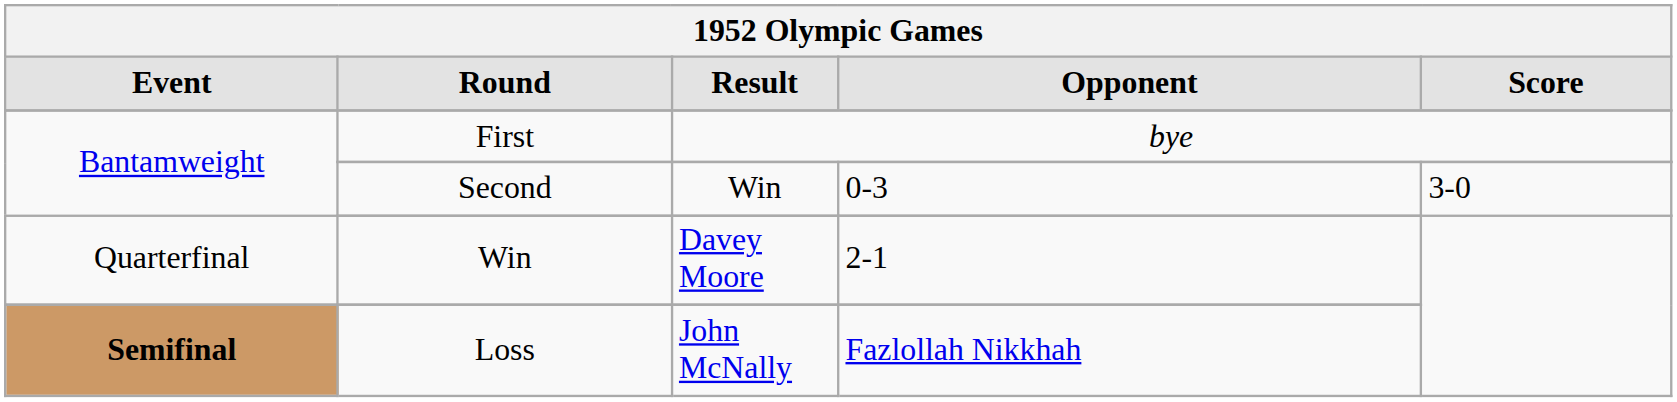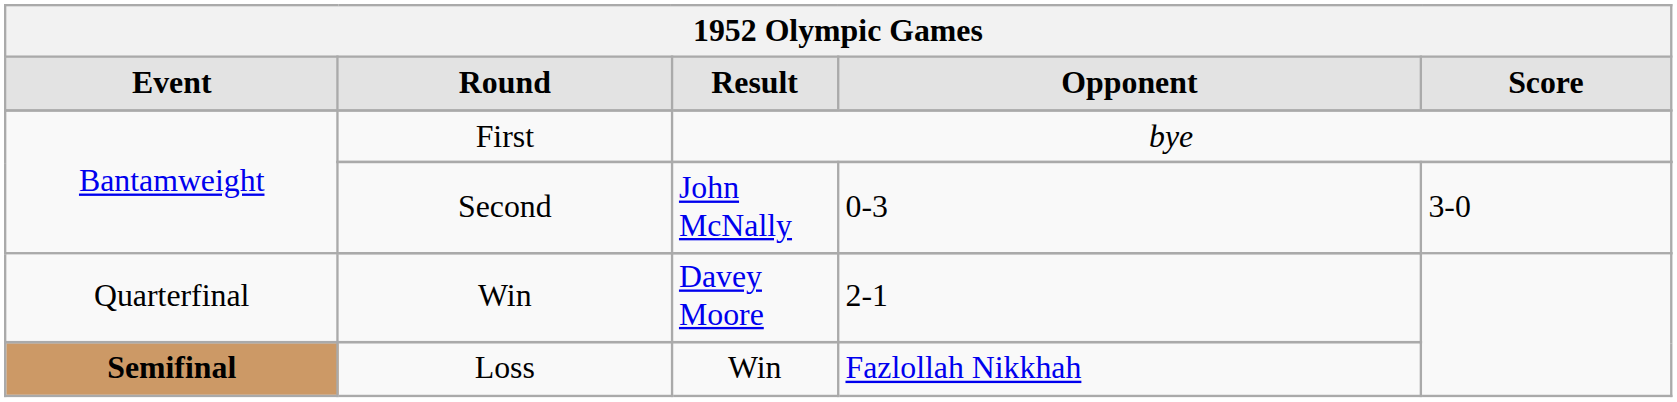(755, 187) Win -> (735, 206) John McNally
(735, 349) John McNally -> (755, 367) Win
